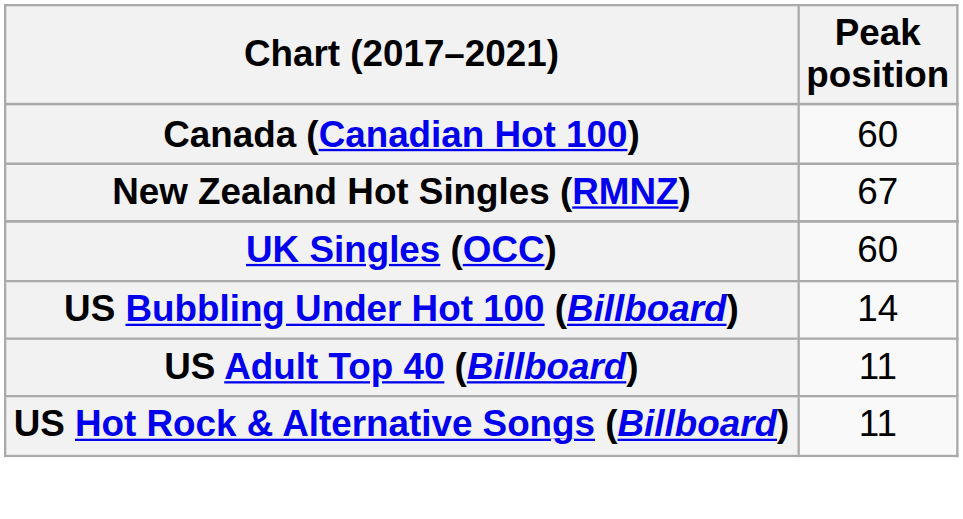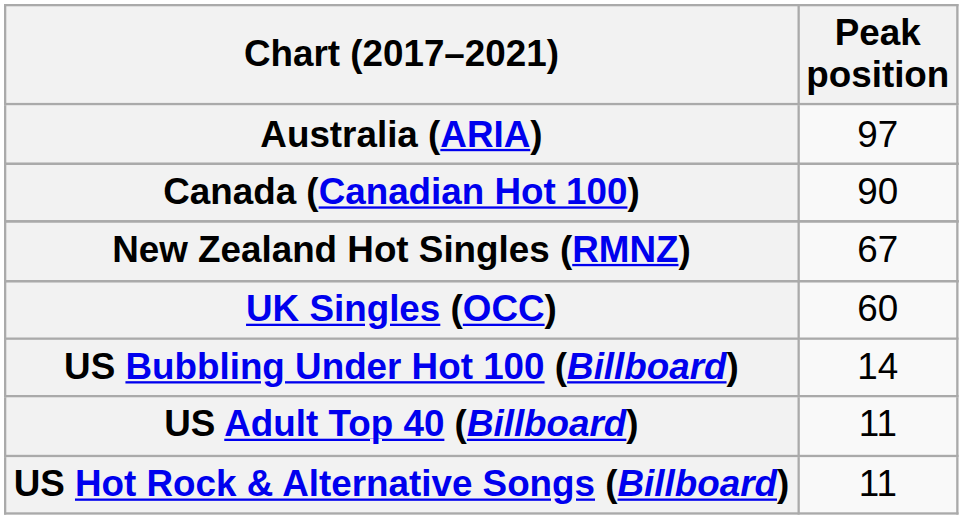+ row: (401, 133)
(878, 133) 60 -> (878, 191) 90
